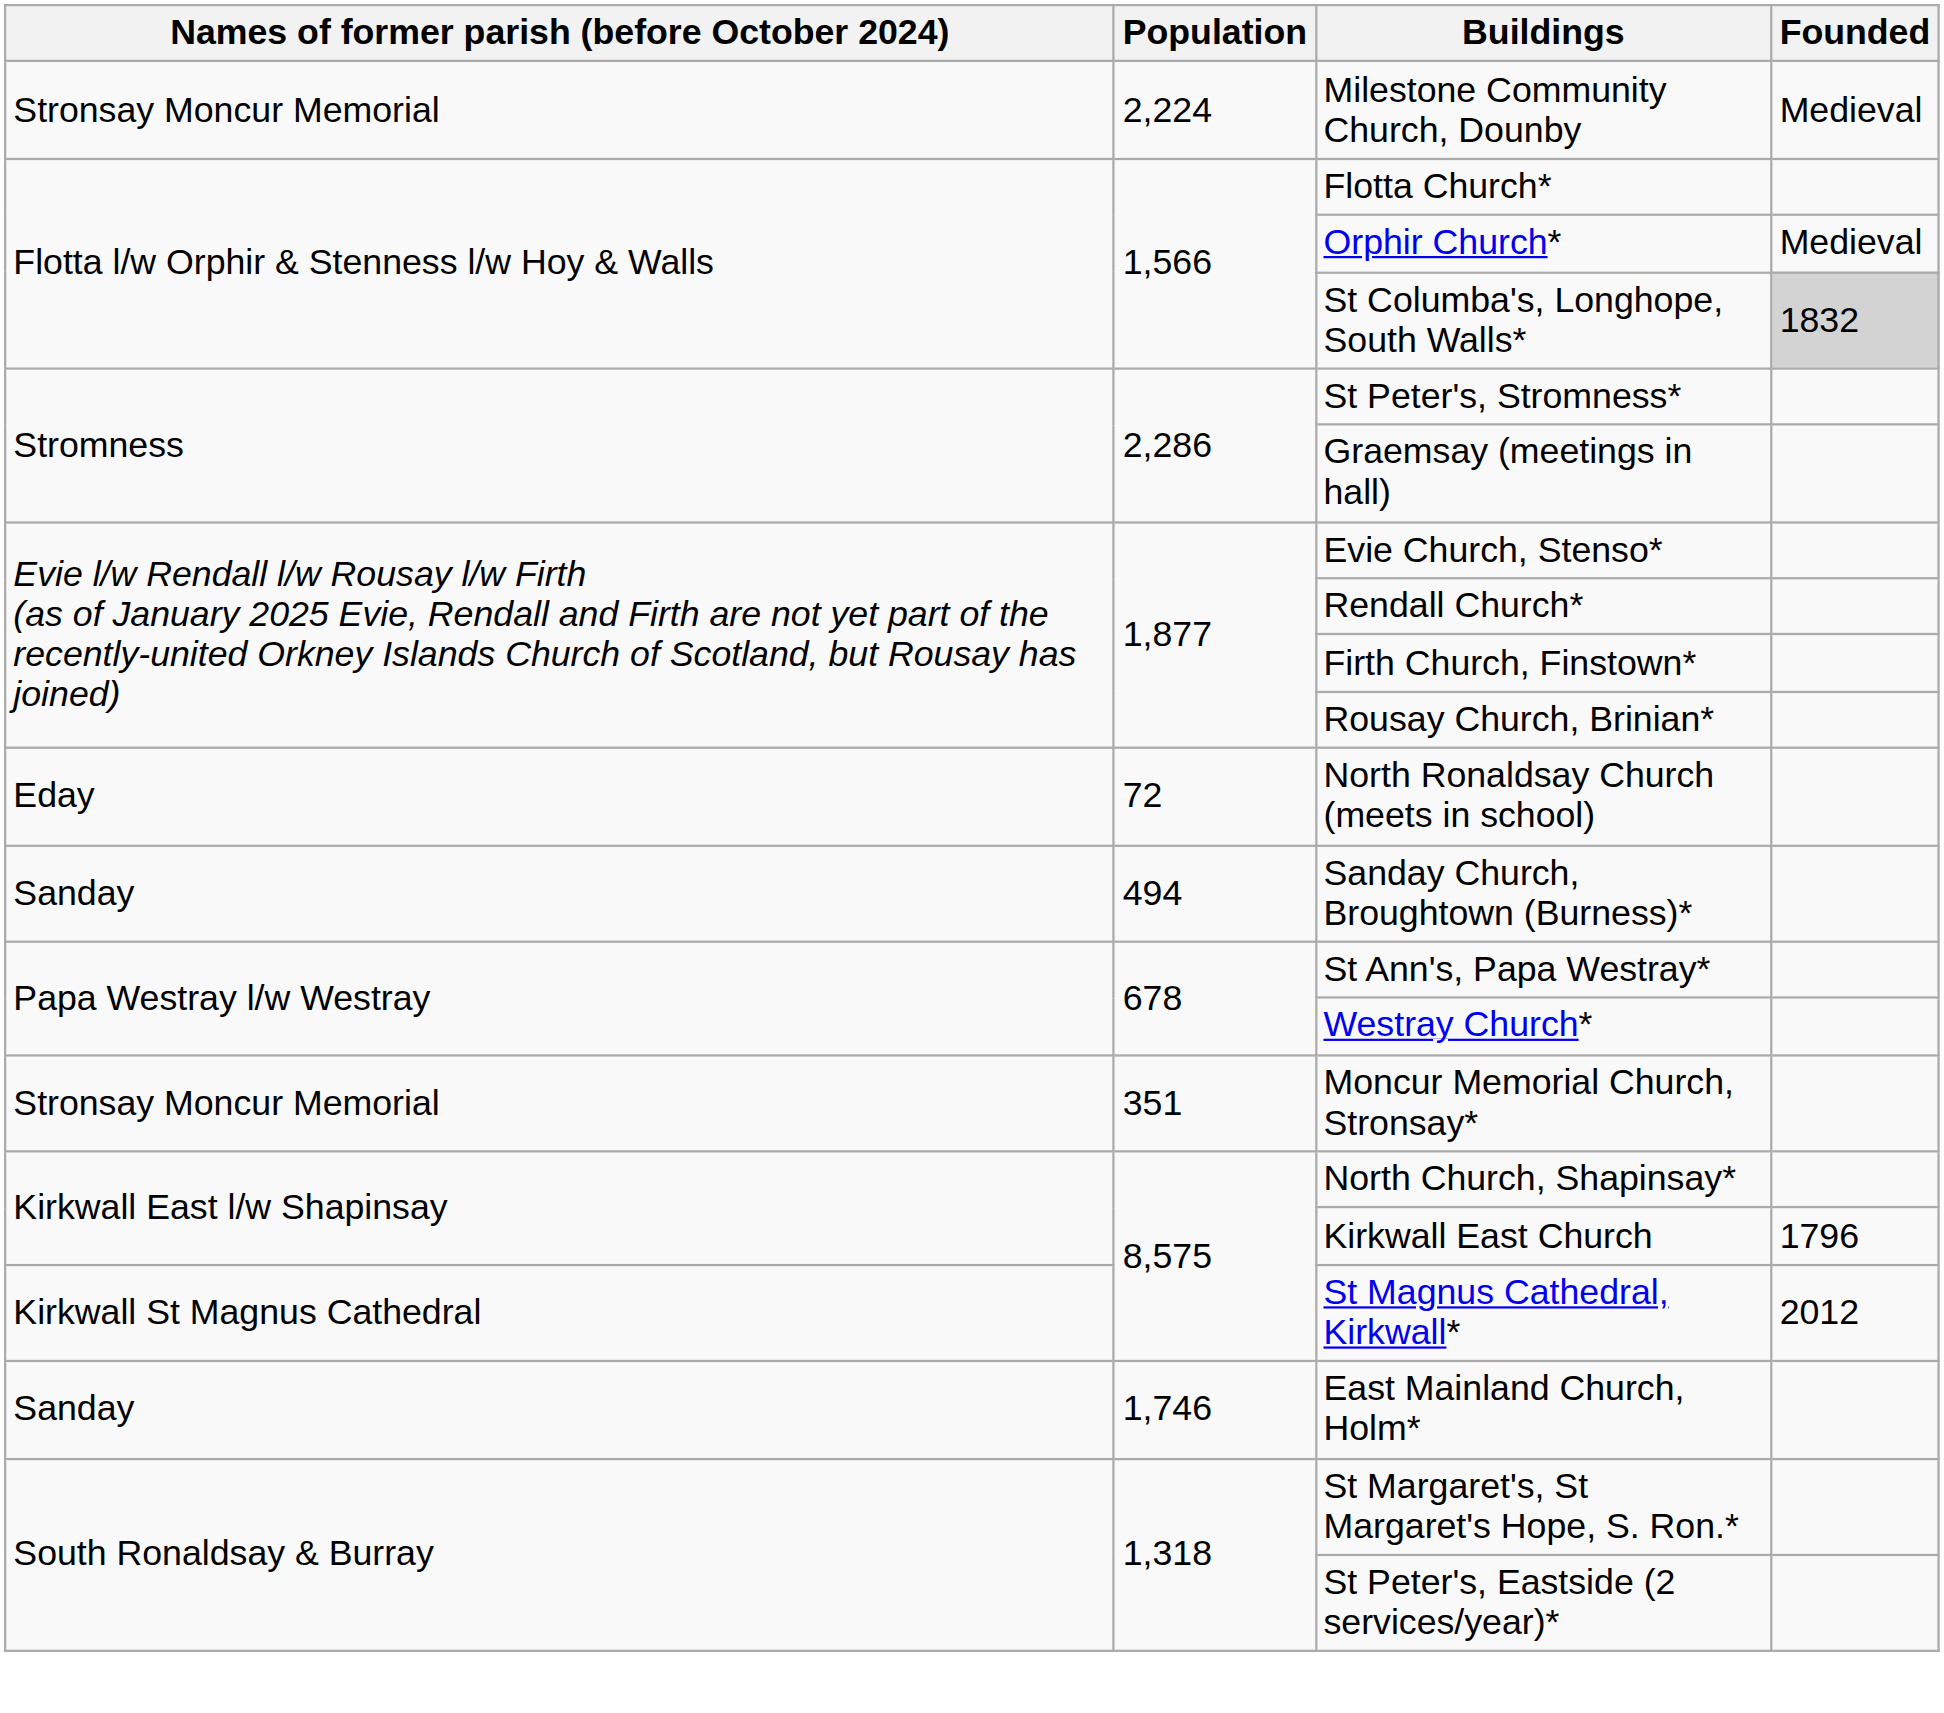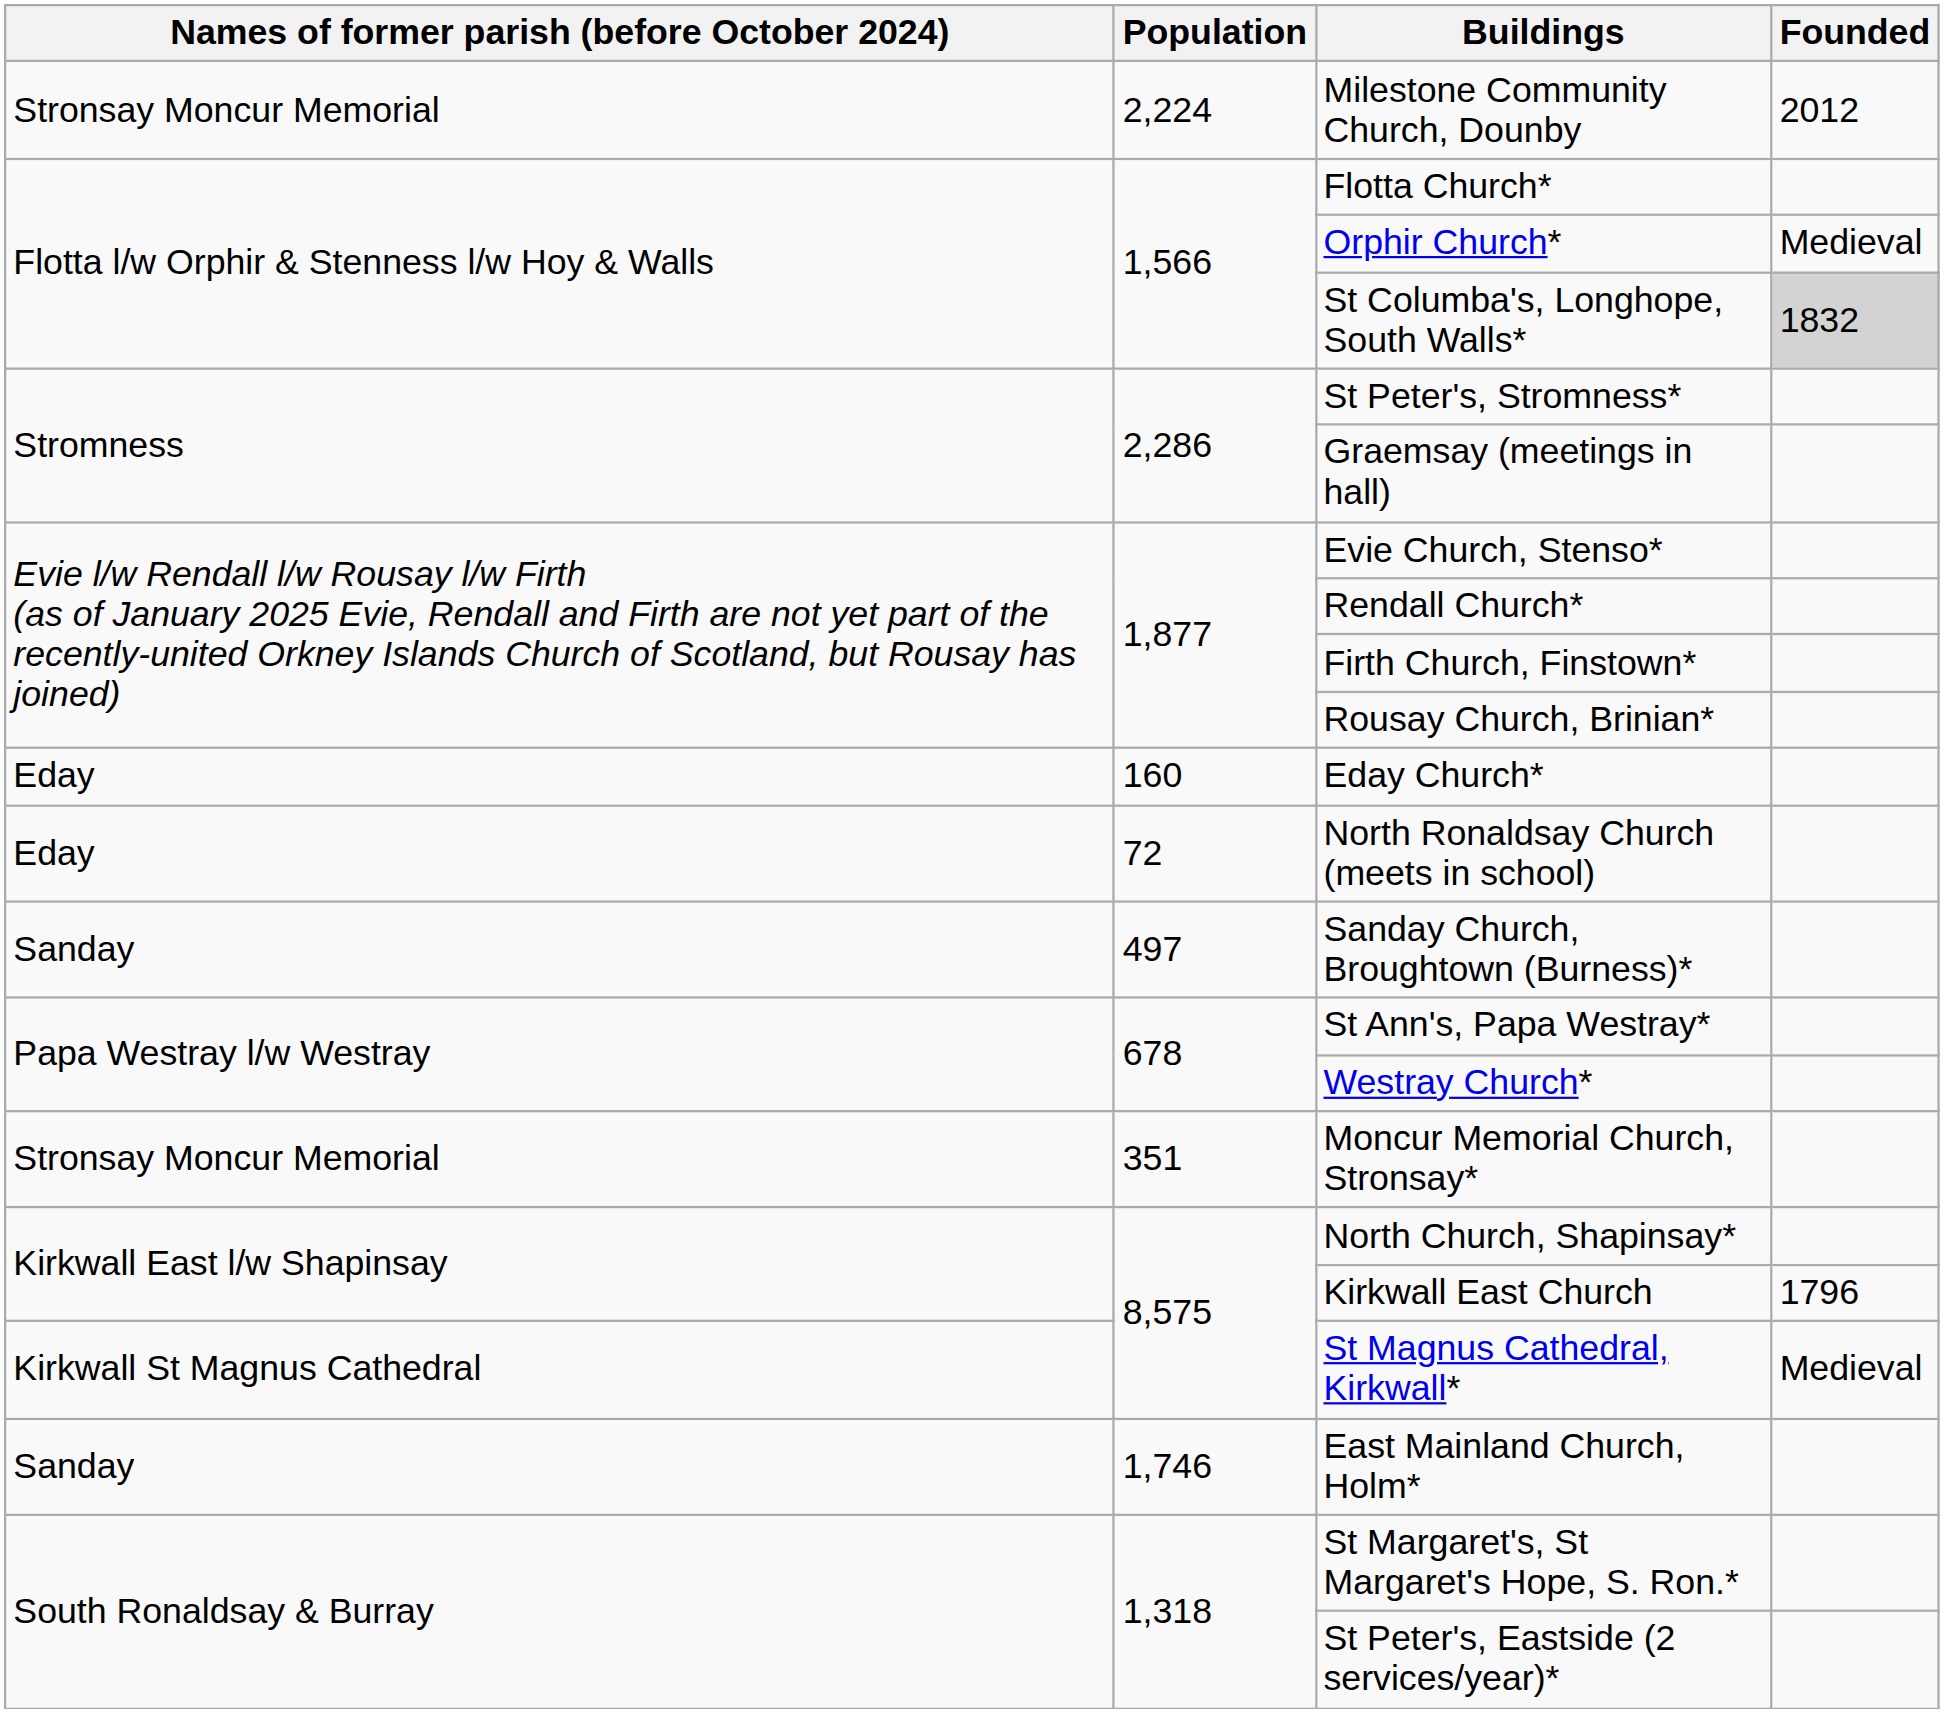(1851, 109) Medieval -> (1819, 109) 2012
+ row: (1434, 775)
(1153, 892) 494 -> (1153, 949) 497
(1819, 1312) 2012 -> (1851, 1368) Medieval
